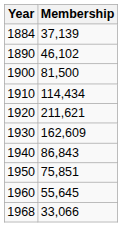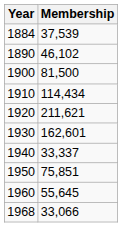(60, 34) 37,139 -> (60, 34) 37,539
(63, 133) 162,609 -> (63, 133) 162,601
(60, 152) 86,843 -> (60, 152) 33,337
